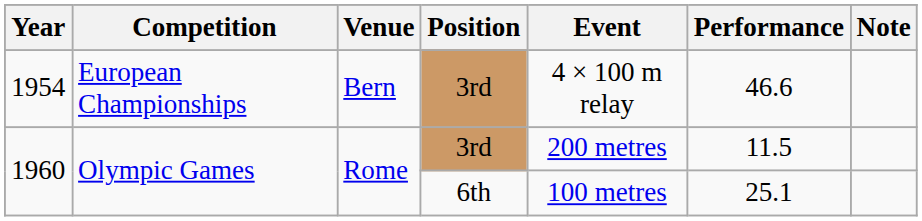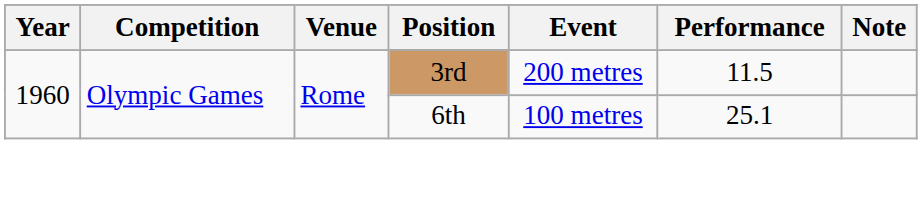- row: (38, 87)
